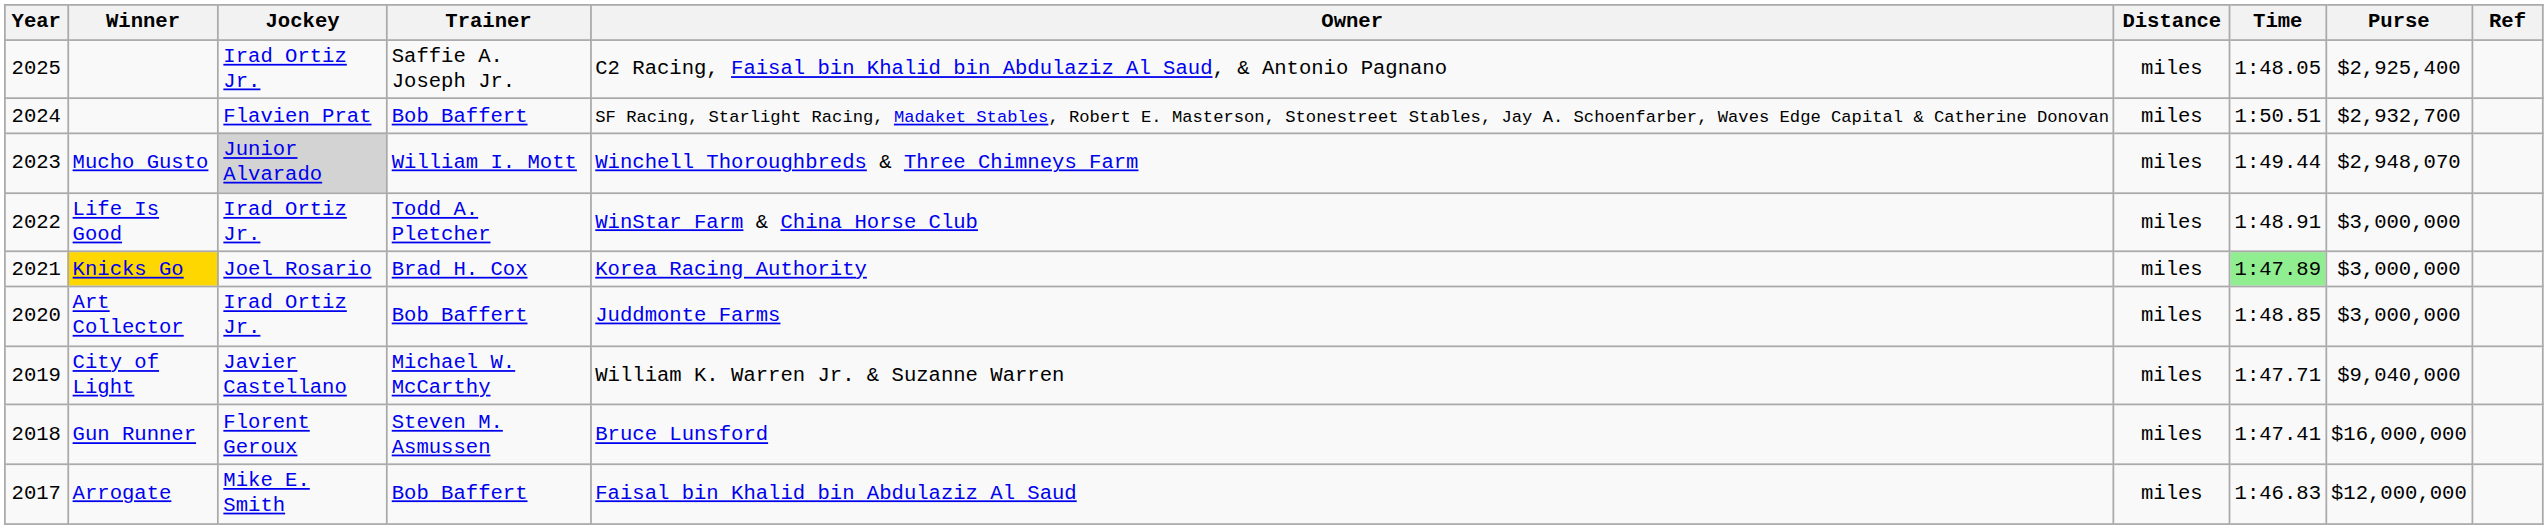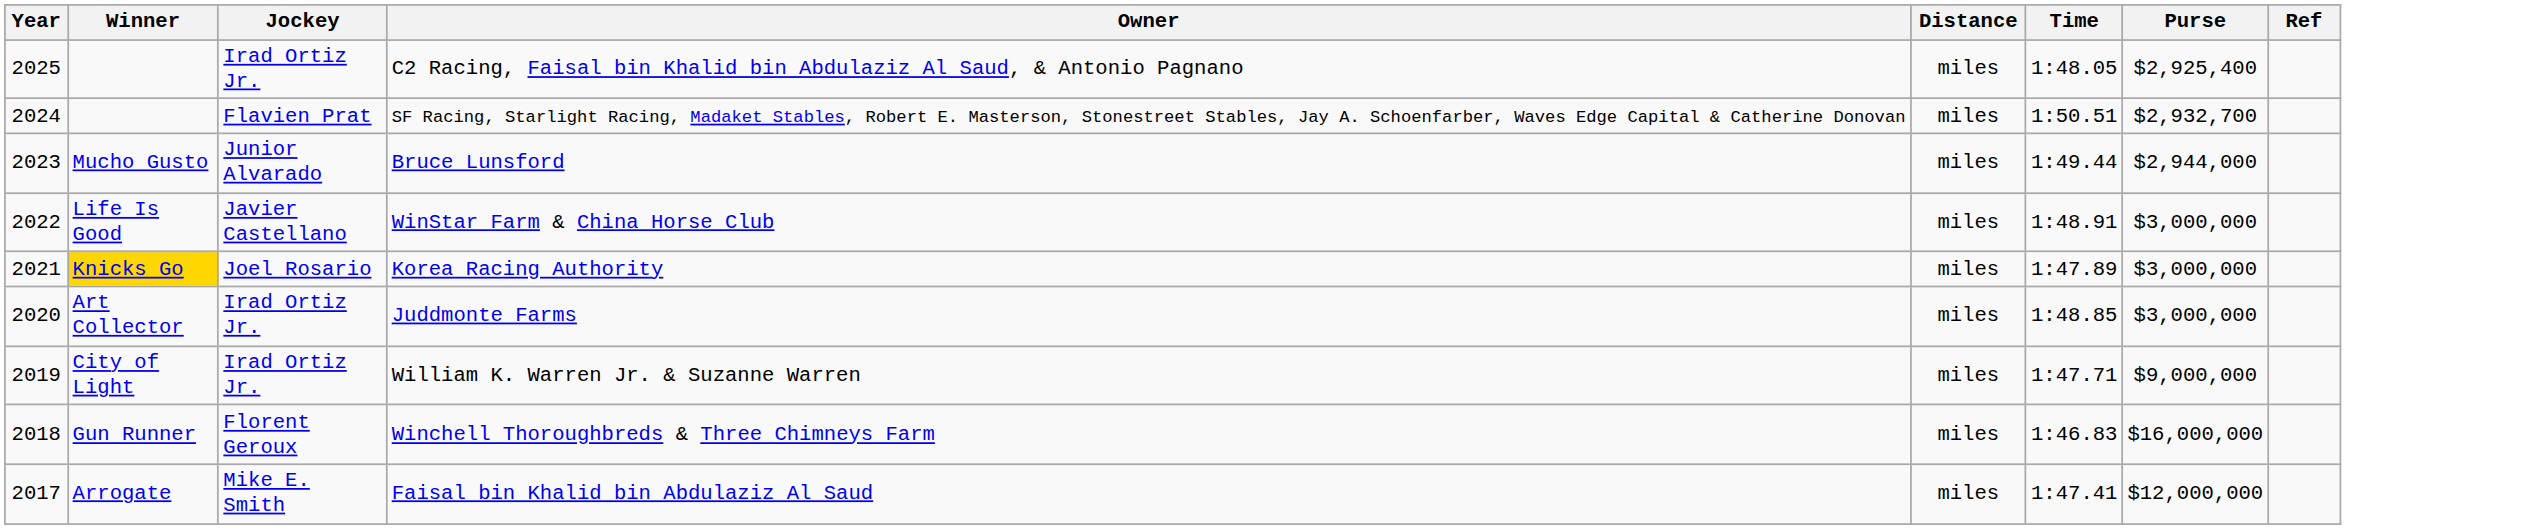- column: (489, 22)
(273, 163) lightgrey background -> (273, 163) no background
(867, 163) Winchell Thoroughbreds & Three Chimneys Farm -> (478, 163) Bruce Lunsford
(2399, 163) $2,948,070 -> (2195, 163) $2,944,000
(285, 222) Irad Ortiz Jr. -> (285, 222) Javier Castellano
(2278, 269) lightgreen background -> (2074, 269) no background
(285, 375) Javier Castellano -> (285, 375) Irad Ortiz Jr.
(2399, 375) $9,040,000 -> (2195, 375) $9,000,000
(682, 434) Bruce Lunsford -> (663, 434) Winchell Thoroughbreds & Three Chimneys Farm
(2278, 434) 1:47.41 -> (2074, 434) 1:46.83
(2278, 493) 1:46.83 -> (2074, 493) 1:47.41
